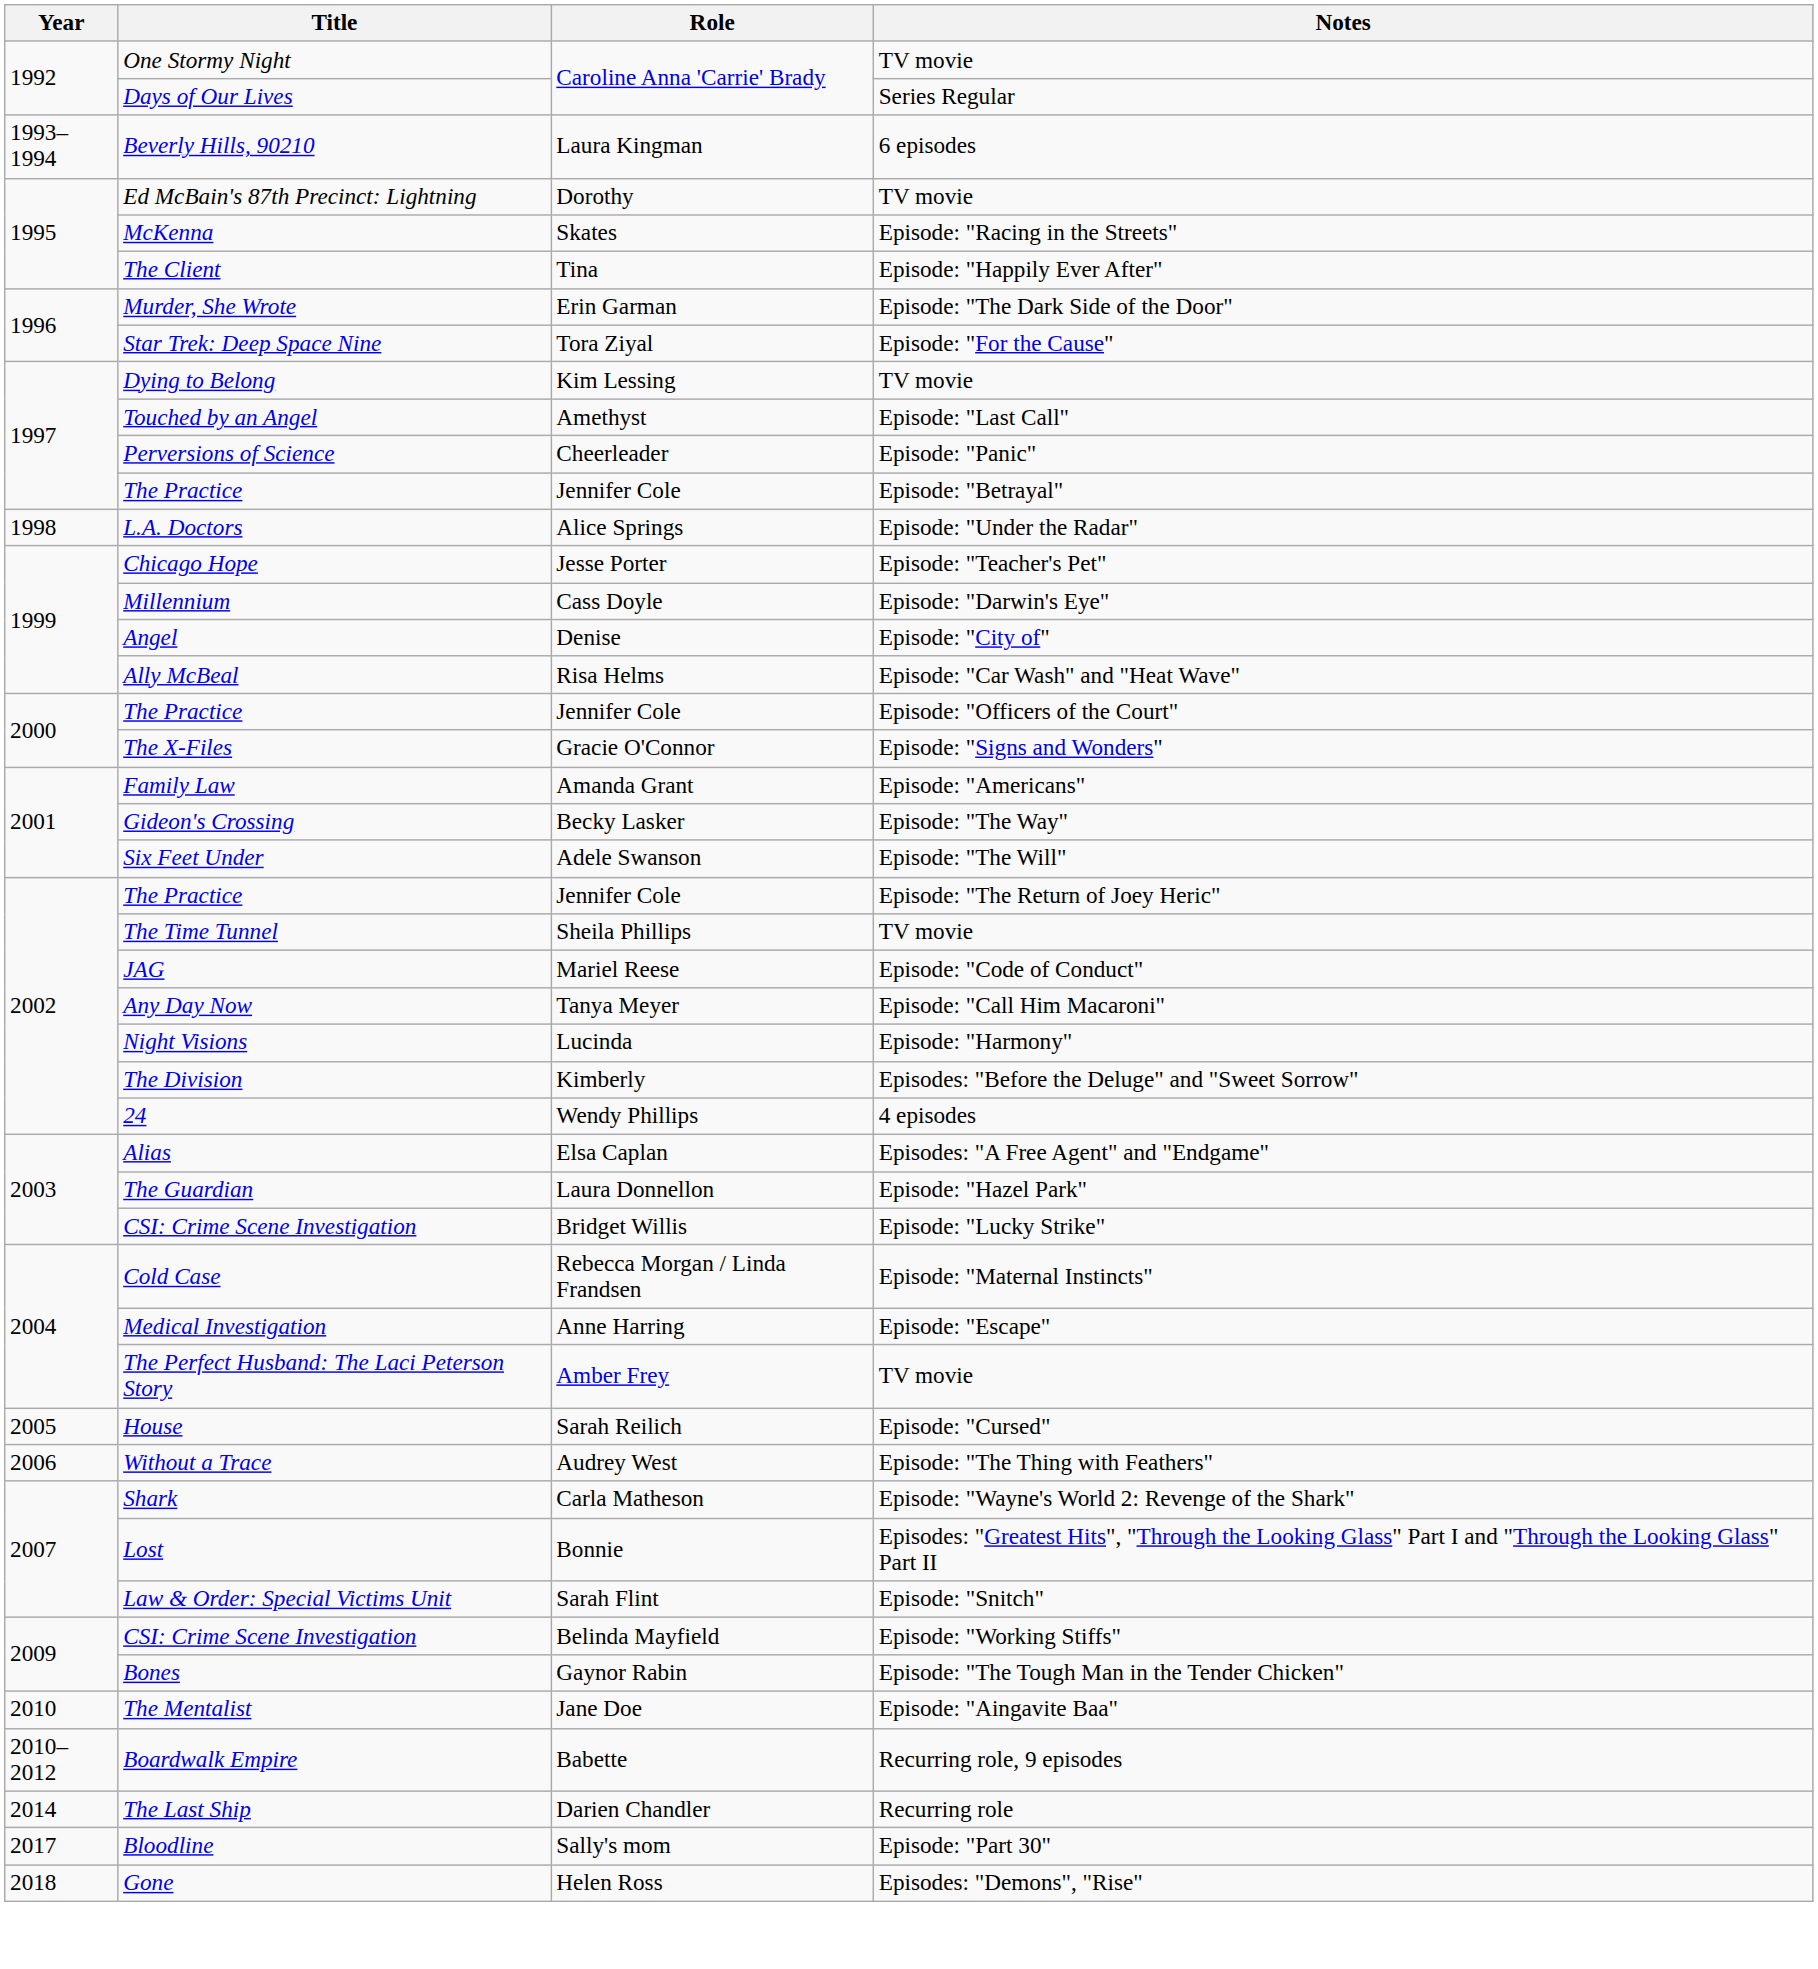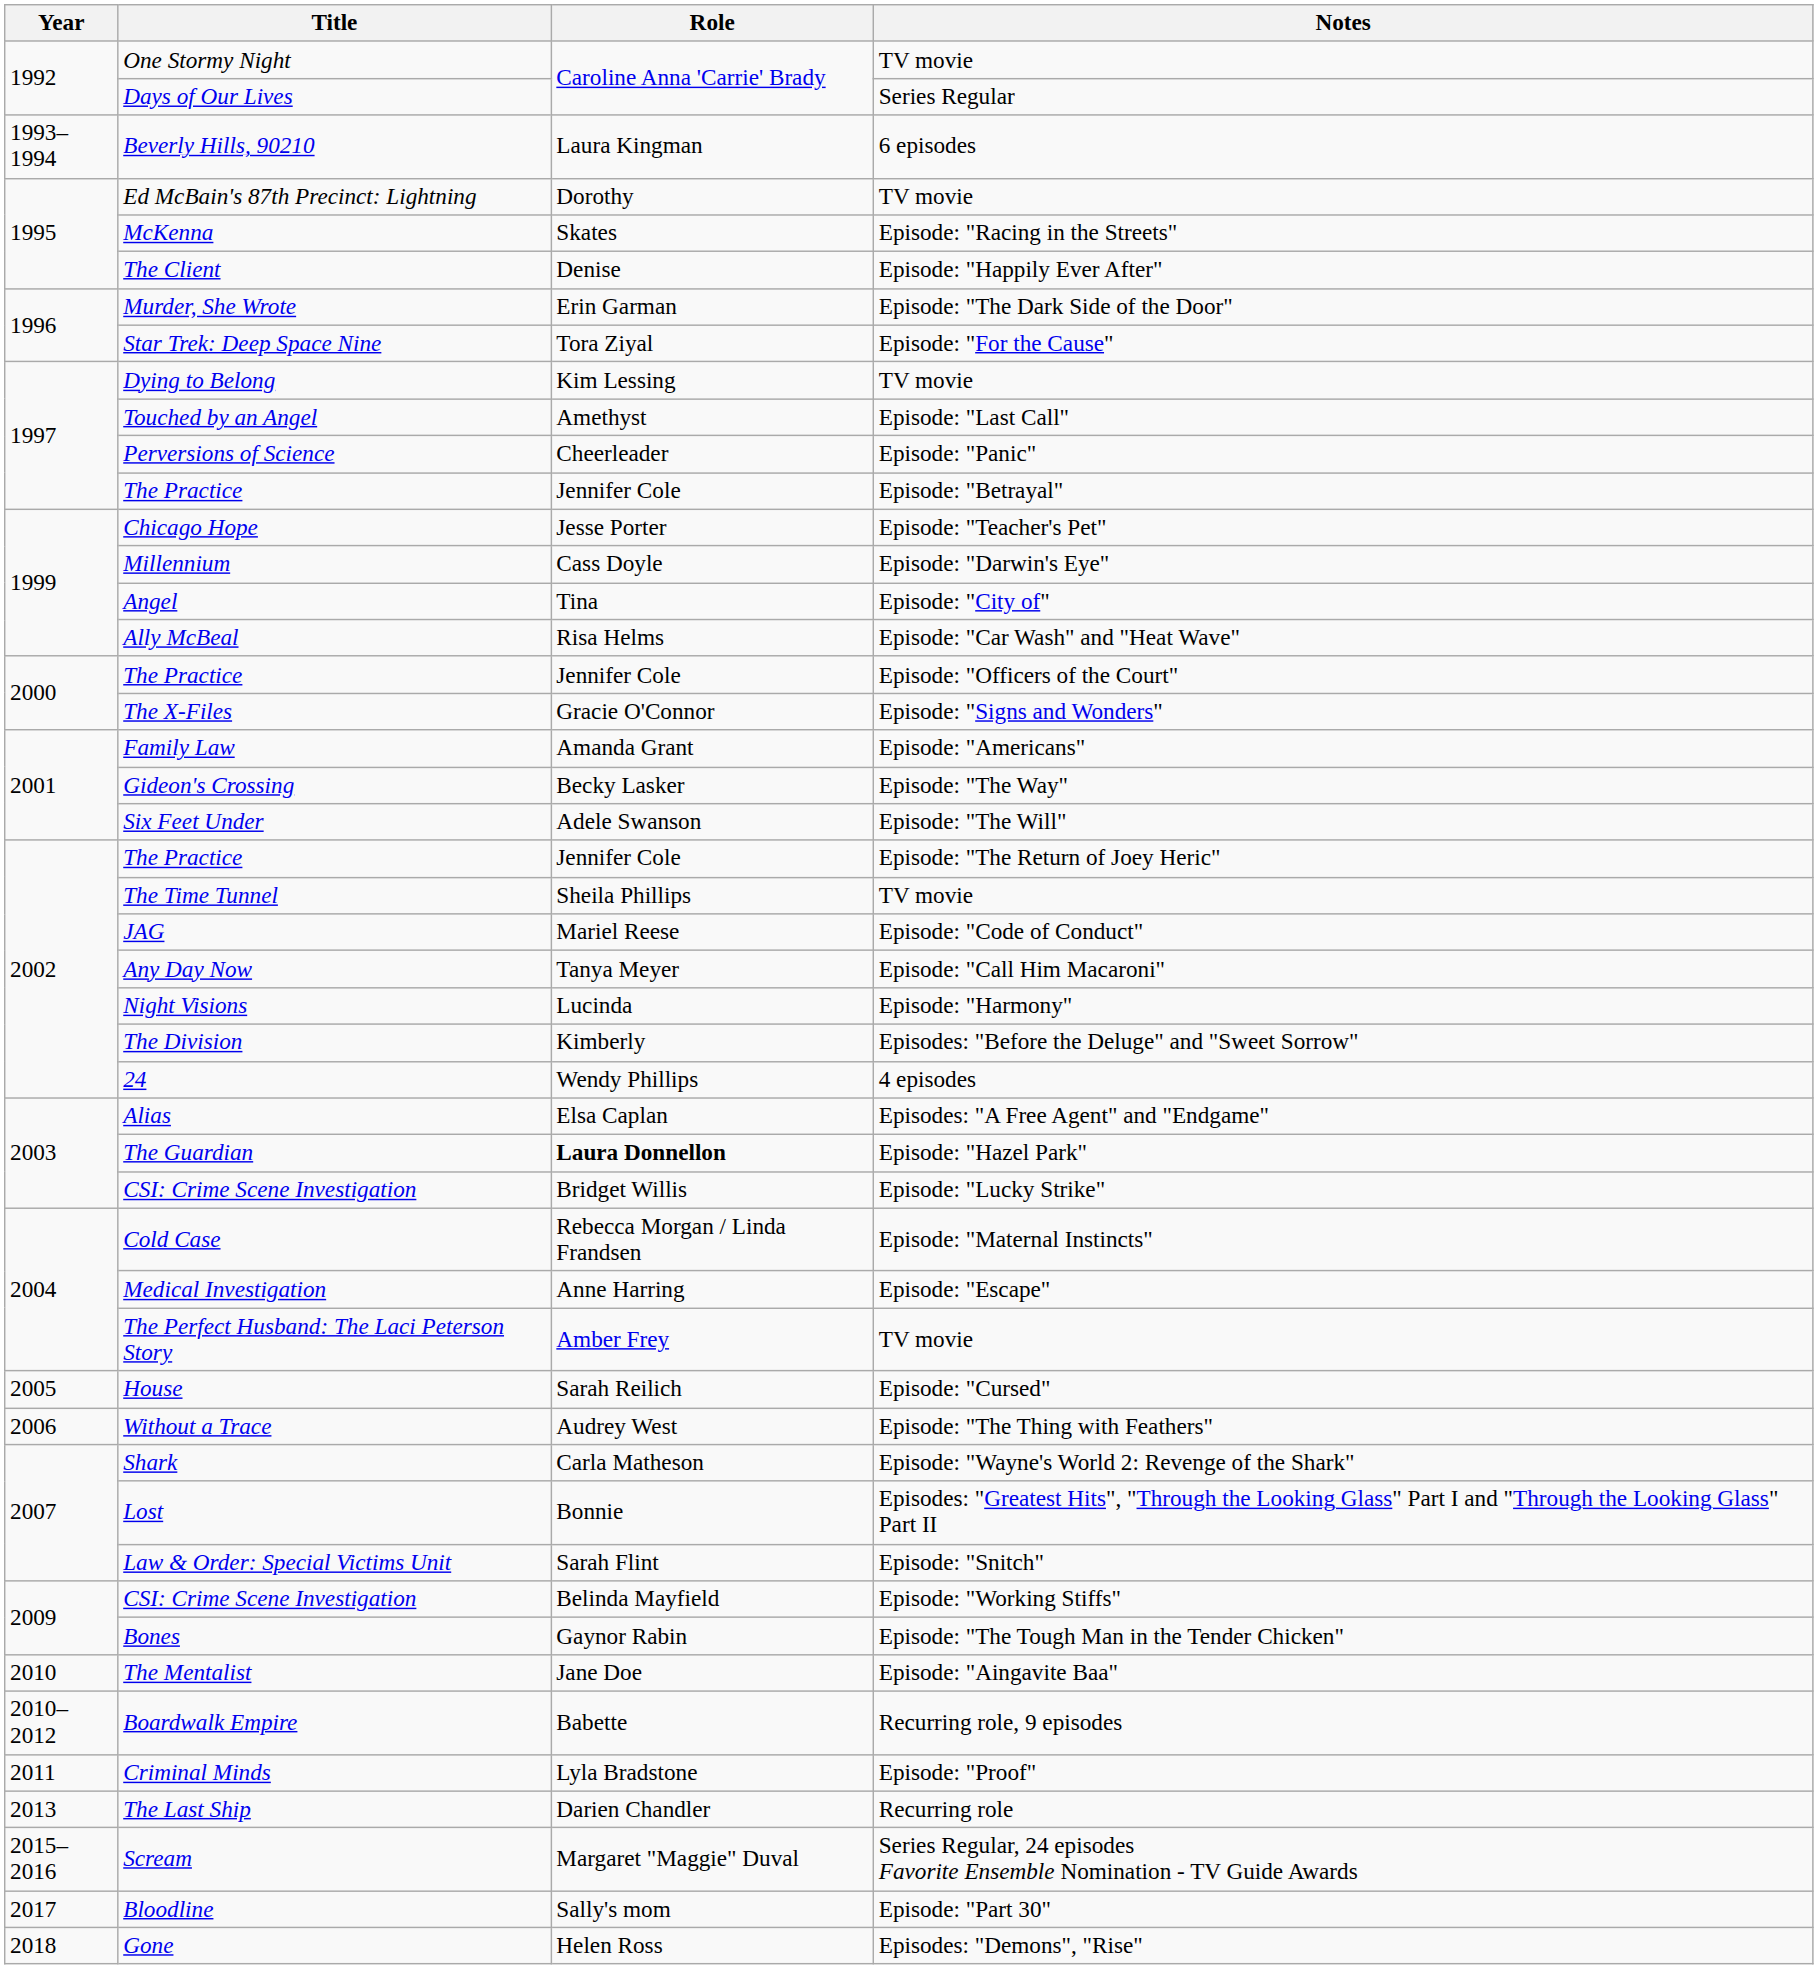(577, 269) Tina -> (589, 269) Denise
- row: (183, 527)
(589, 637) Denise -> (577, 600) Tina
(635, 1189) normal -> (641, 1152) bold
+ row: (197, 1772)
(33, 1809) 2014 -> (33, 1809) 2013
+ row: (158, 1858)
